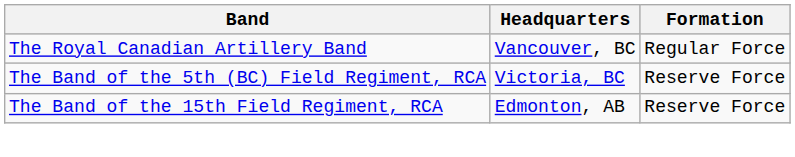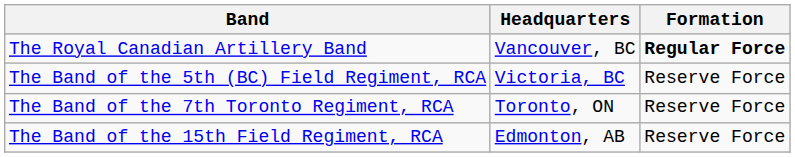(715, 49) normal -> (715, 49) bold
+ row: (231, 108)
